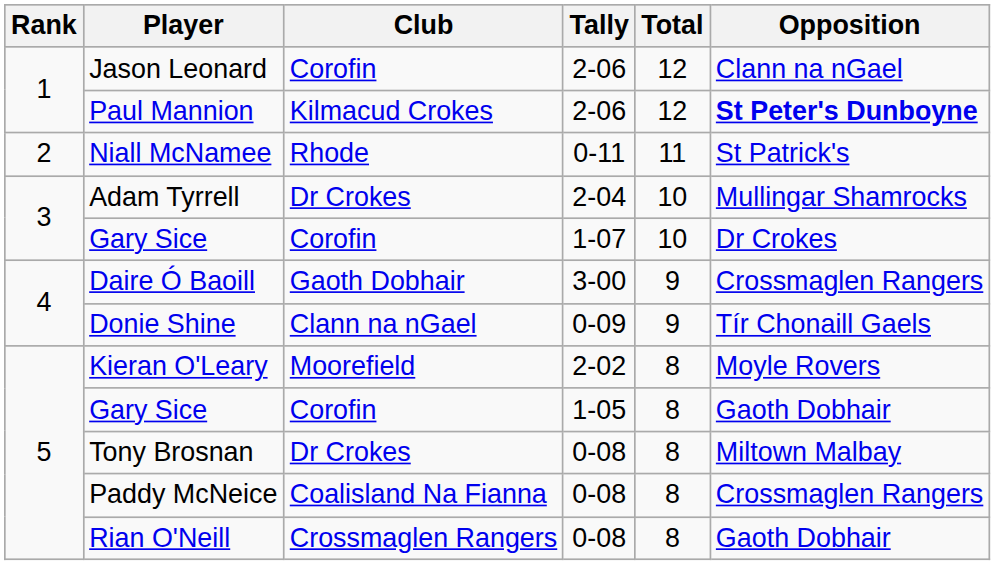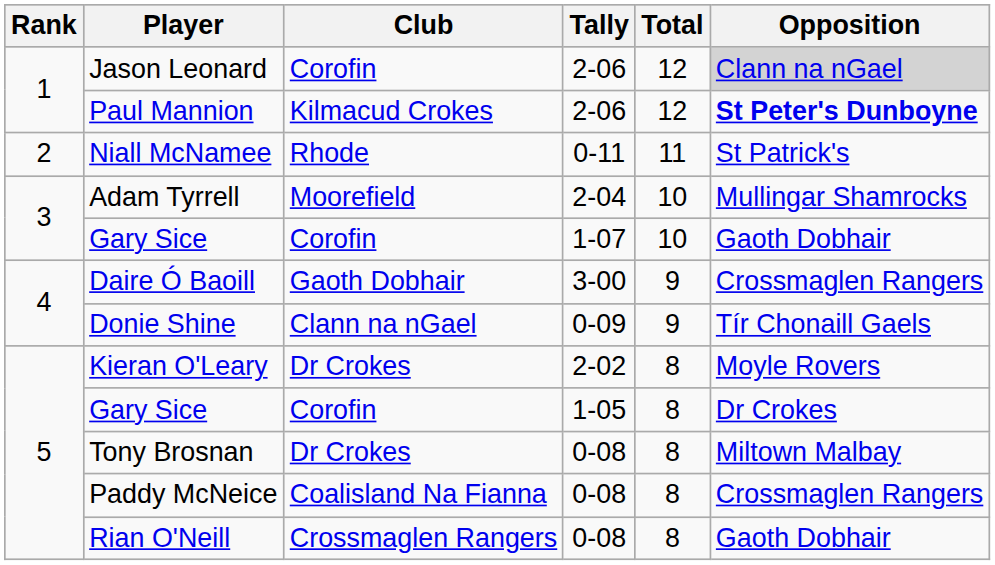(809, 68) no background -> (809, 68) lightgrey background
(350, 196) Dr Crokes -> (353, 196) Moorefield
(776, 238) Dr Crokes -> (803, 238) Gaoth Dobhair
(353, 366) Moorefield -> (350, 366) Dr Crokes
(803, 409) Gaoth Dobhair -> (776, 409) Dr Crokes
